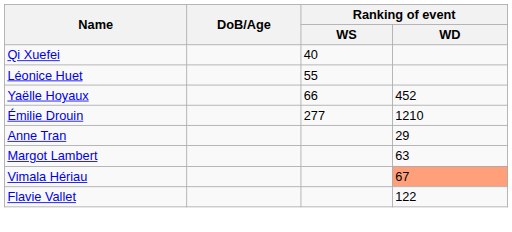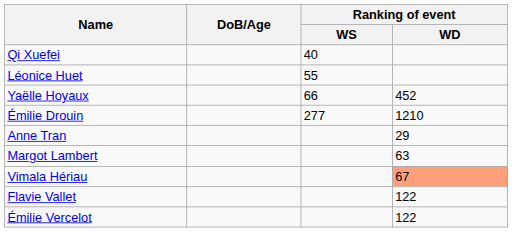+ row: (50, 217)
